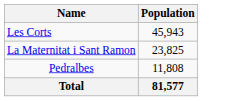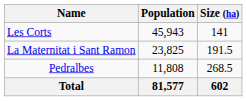+ column: (220, 13)
